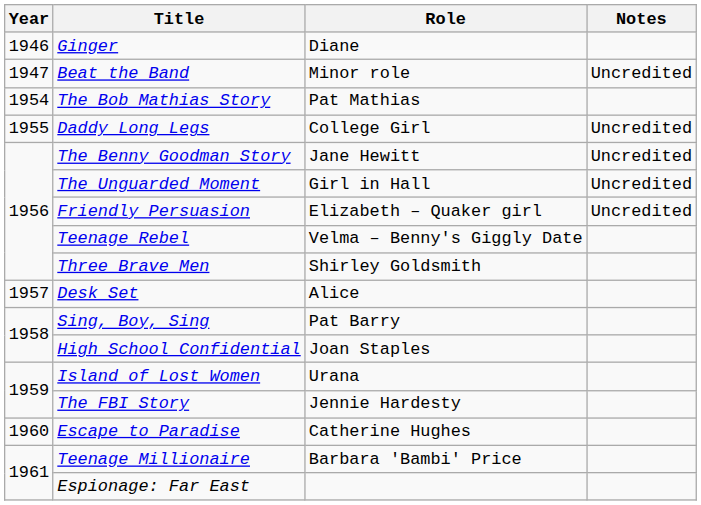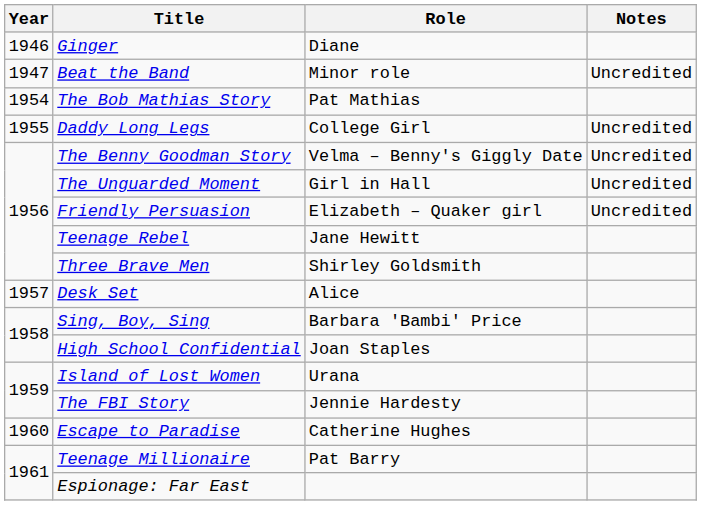(365, 156) Jane Hewitt -> (446, 156) Velma – Benny's Giggly Date
(446, 239) Velma – Benny's Giggly Date -> (365, 239) Jane Hewitt
(354, 321) Pat Barry -> (415, 321) Barbara 'Bambi' Price
(415, 459) Barbara 'Bambi' Price -> (354, 459) Pat Barry
